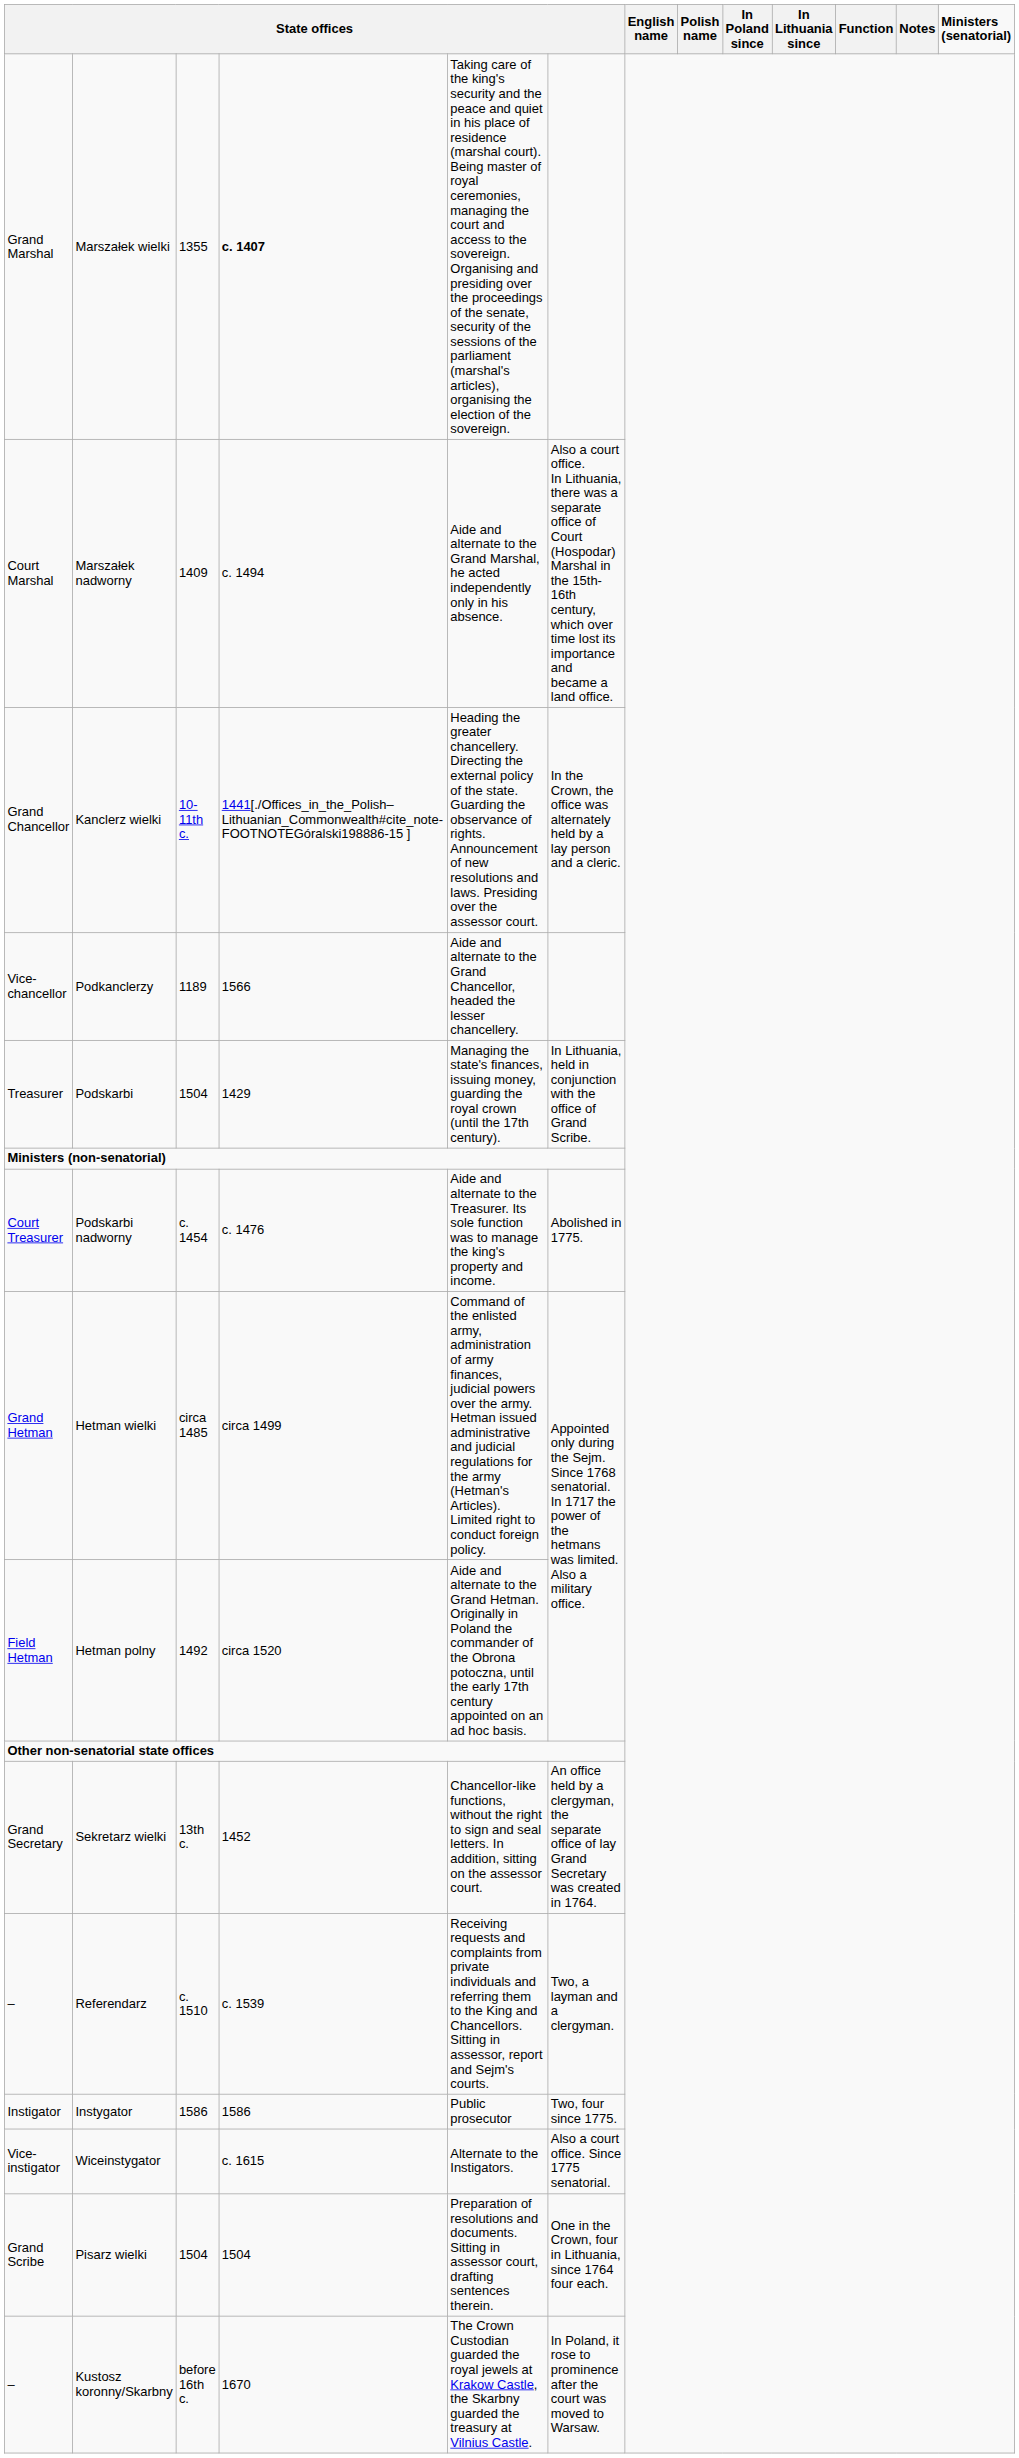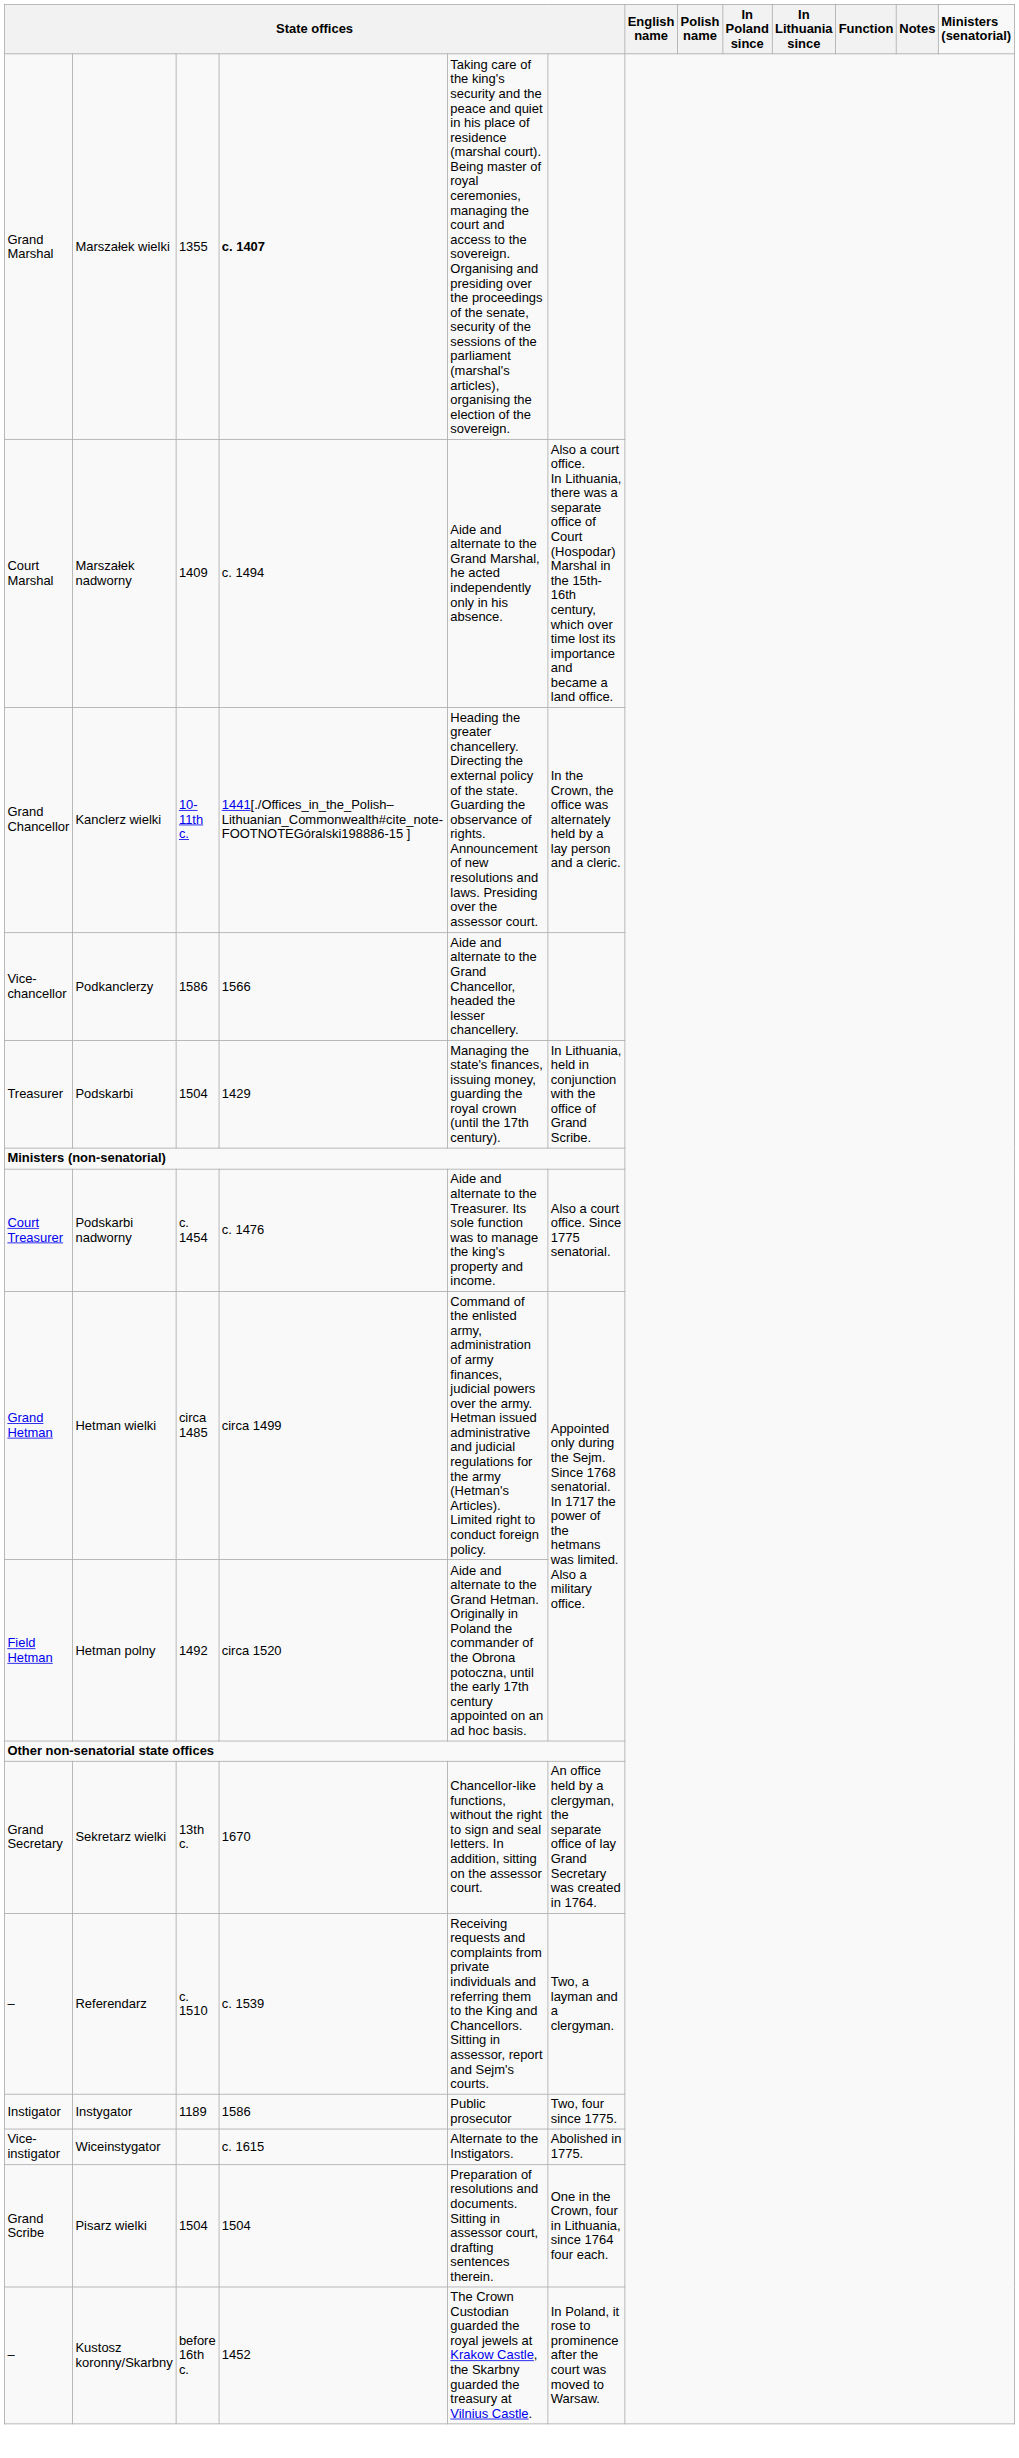(193, 986) 1189 -> (193, 986) 1586
(586, 1230) Abolished in 1775. -> (586, 1230) Also a court office. Since 1775 senatorial.
(236, 1837) 1452 -> (236, 1837) 1670
(193, 2111) 1586 -> (193, 2111) 1189
(586, 2161) Also a court office. Since 1775 senatorial. -> (586, 2146) Abolished in 1775.
(236, 2384) 1670 -> (236, 2355) 1452
